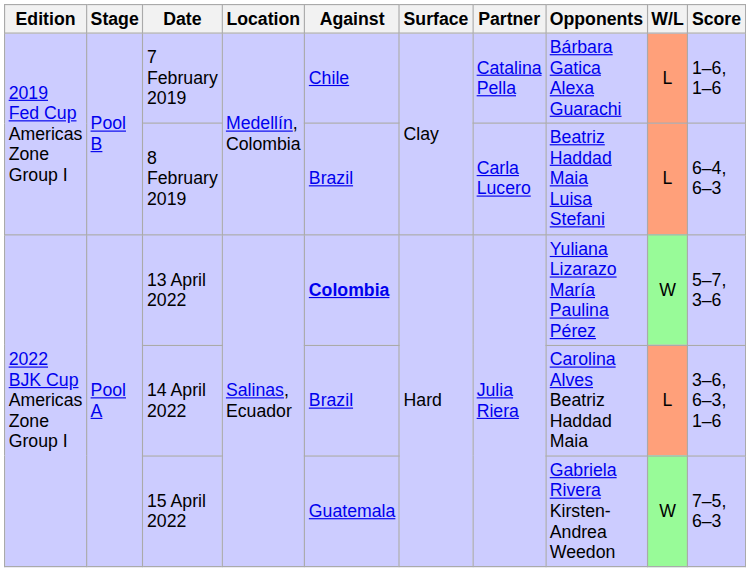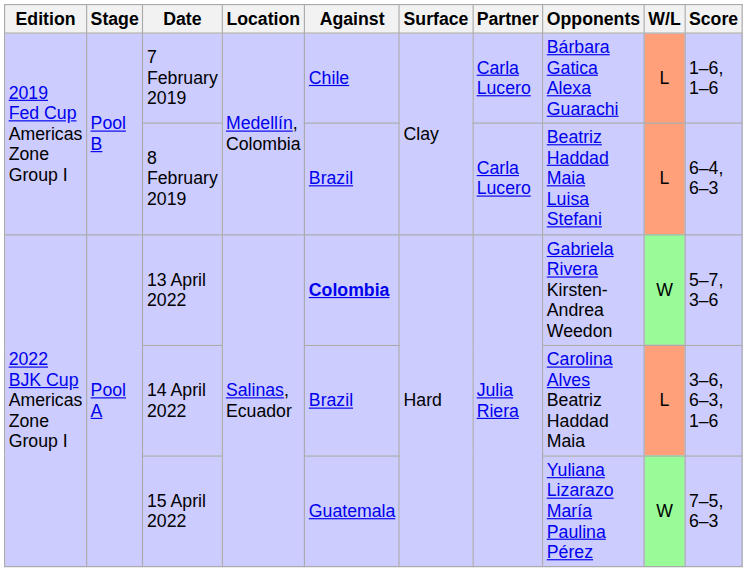(509, 77) Catalina Pella -> (504, 77) Carla Lucero
(583, 289) Yuliana Lizarazo María Paulina Pérez -> (580, 289) Gabriela Rivera Kirsten-Andrea Weedon
(583, 510) Gabriela Rivera Kirsten-Andrea Weedon -> (580, 510) Yuliana Lizarazo María Paulina Pérez
